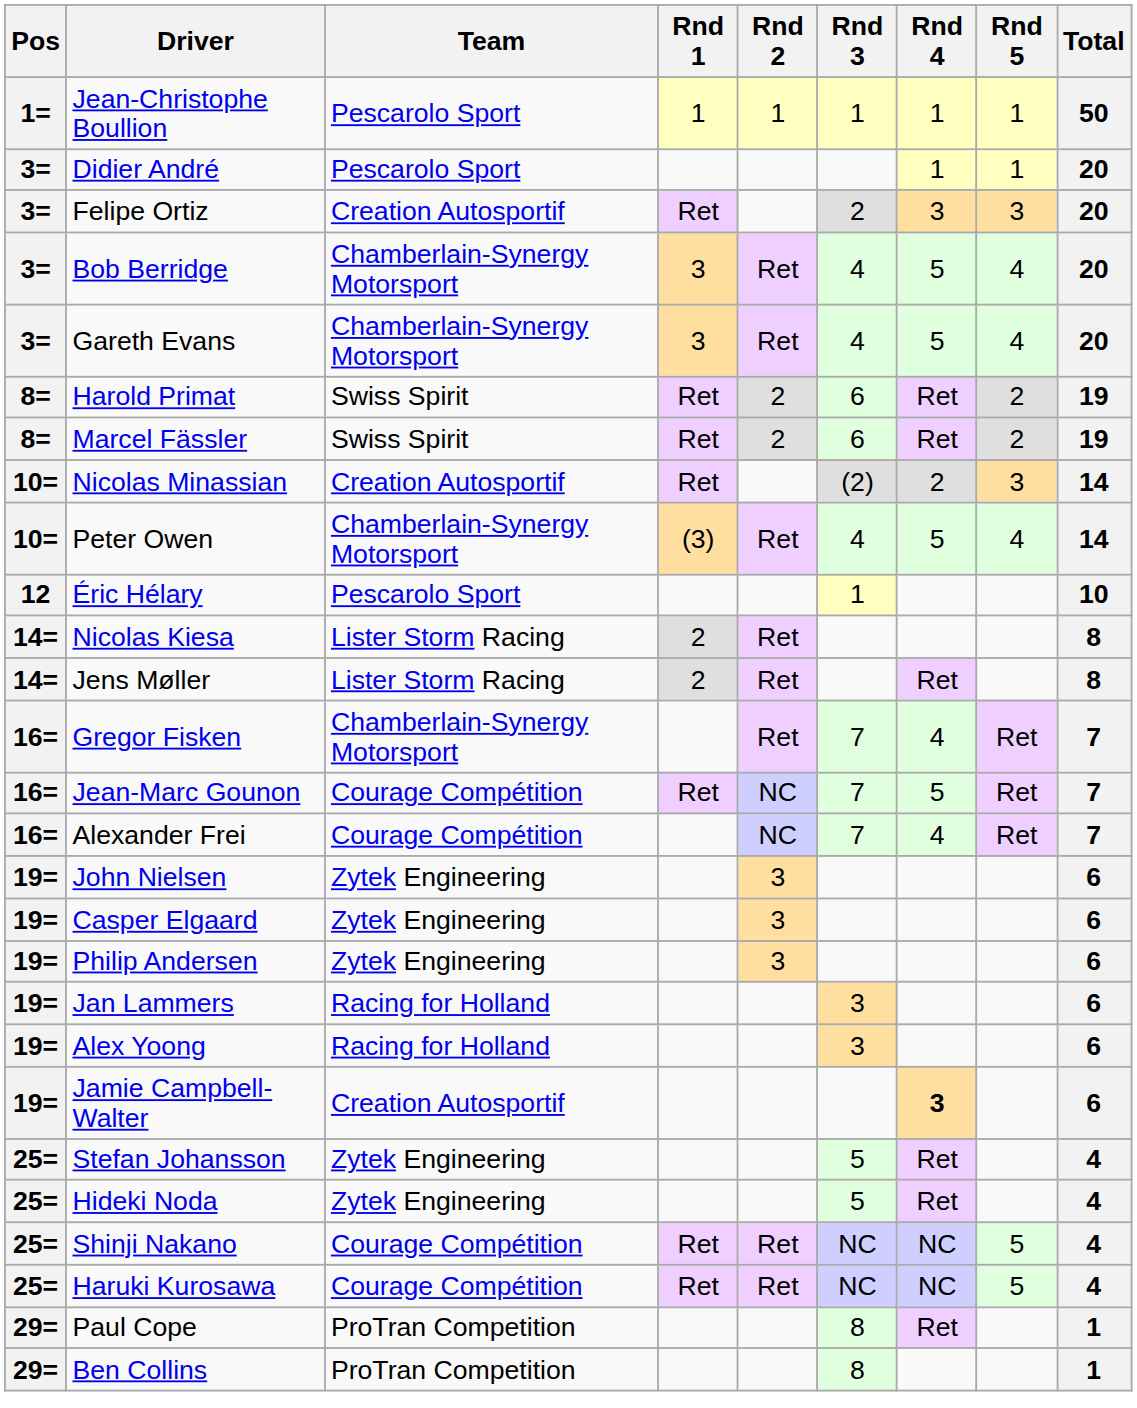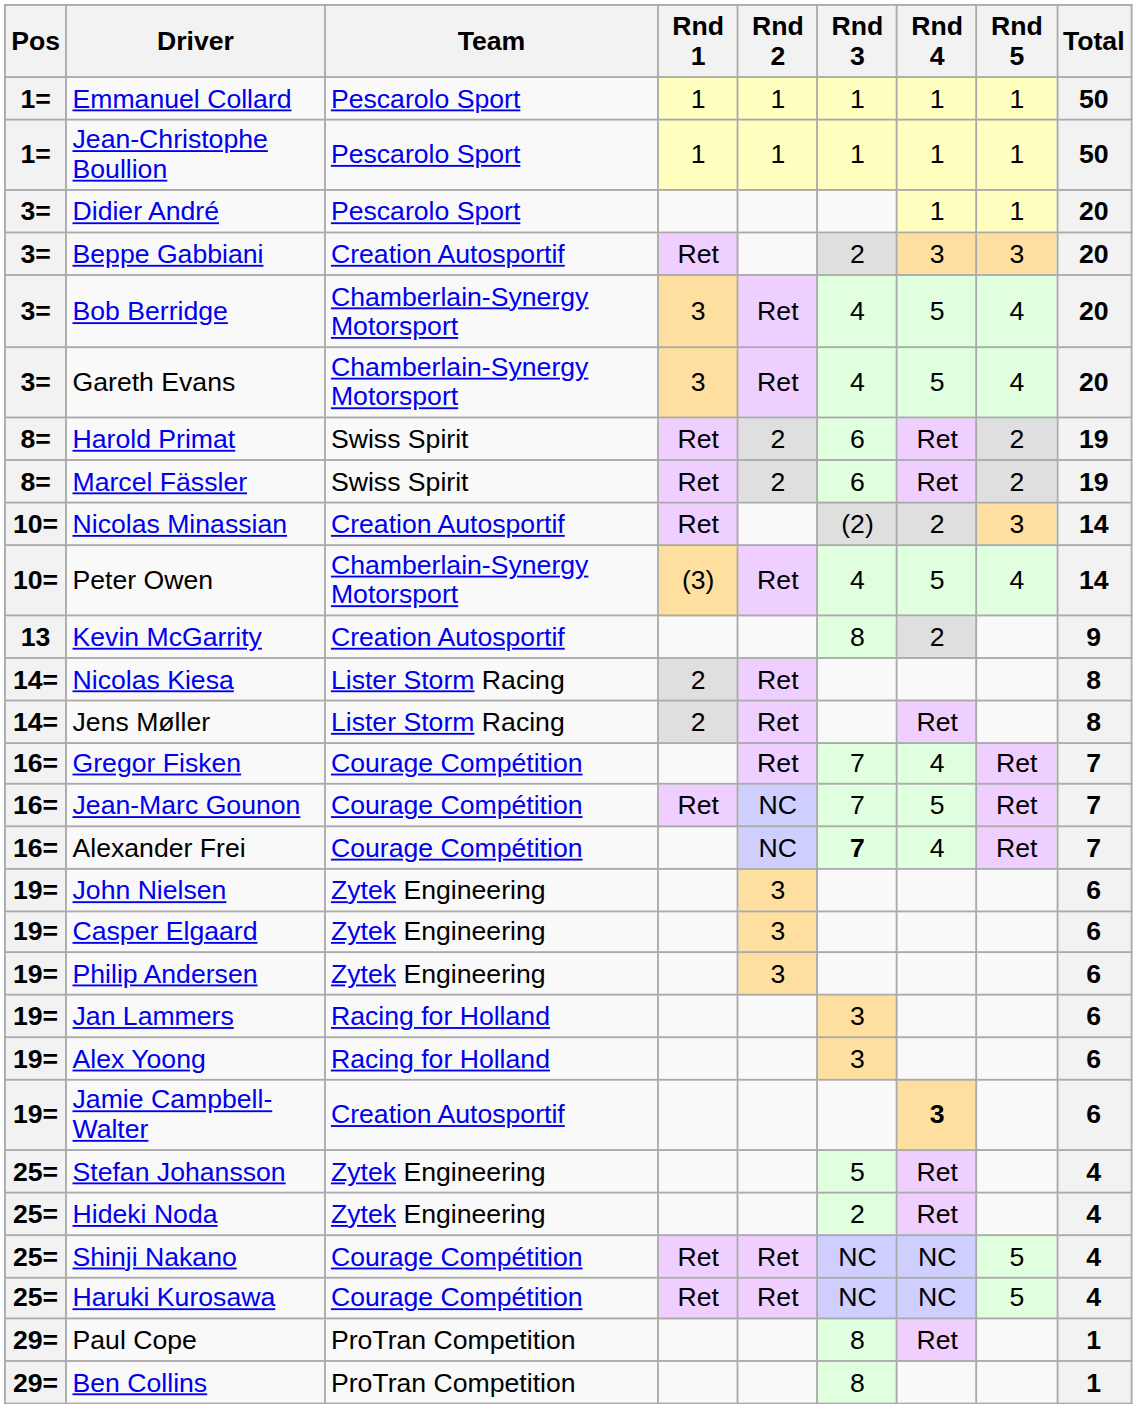+ row: (182, 98)
- row: (141, 212)
+ row: (168, 254)
- row: (138, 595)
+ row: (167, 637)
(460, 736) Chamberlain-Synergy Motorsport -> (457, 764) Courage Compétition
(857, 835) normal -> (857, 848) bold
(857, 1202) 5 -> (857, 1214) 2
